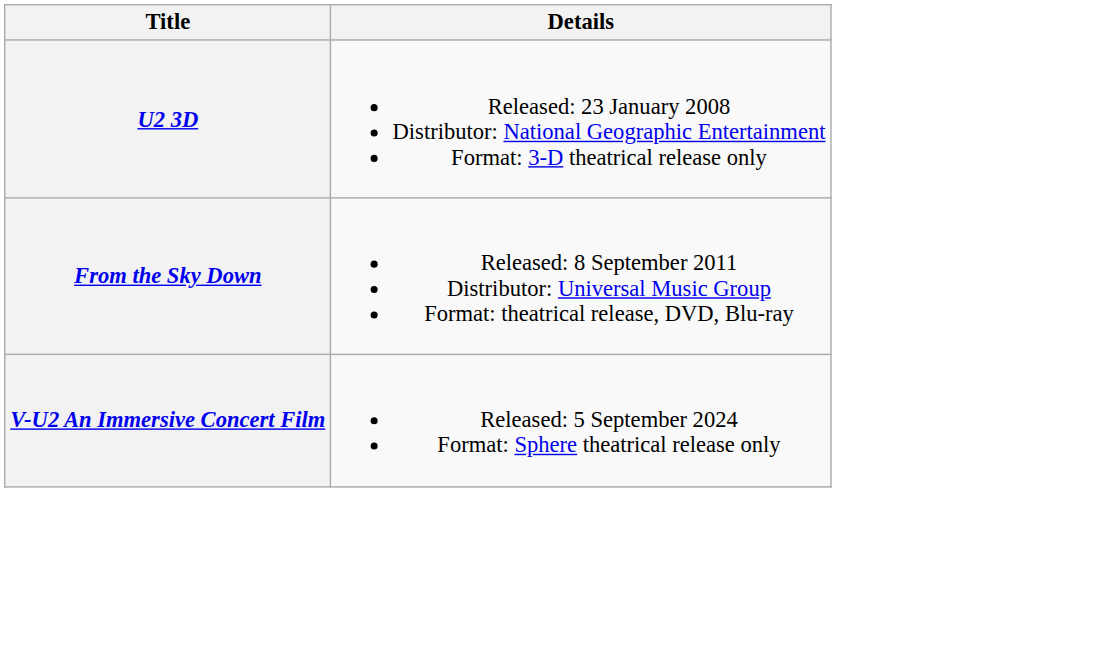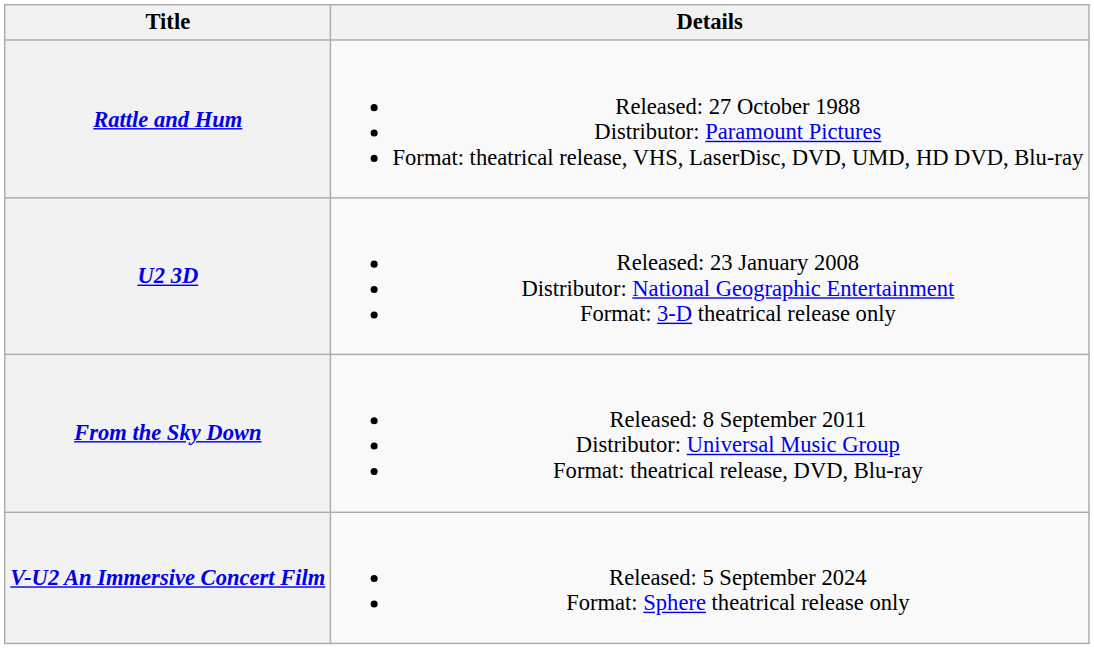+ row: (168, 118)
